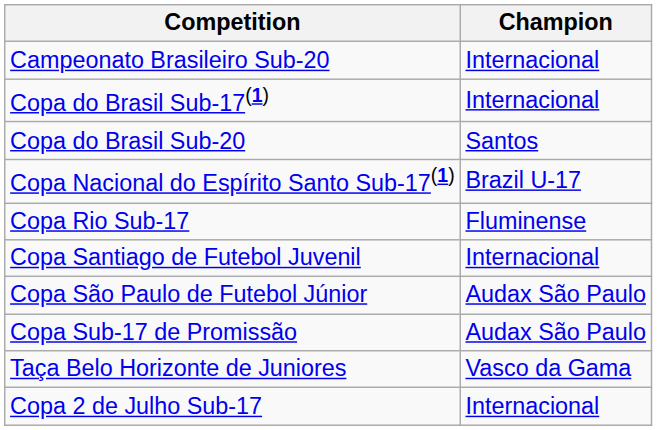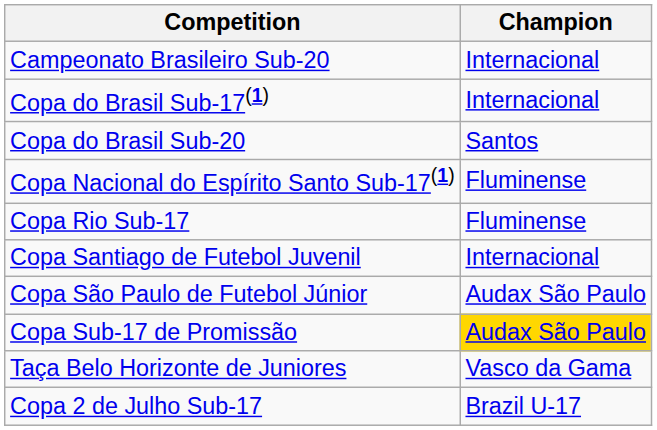(523, 180) Brazil U-17 -> (526, 180) Fluminense
(556, 332) no background -> (556, 332) gold background
(532, 406) Internacional -> (523, 406) Brazil U-17
